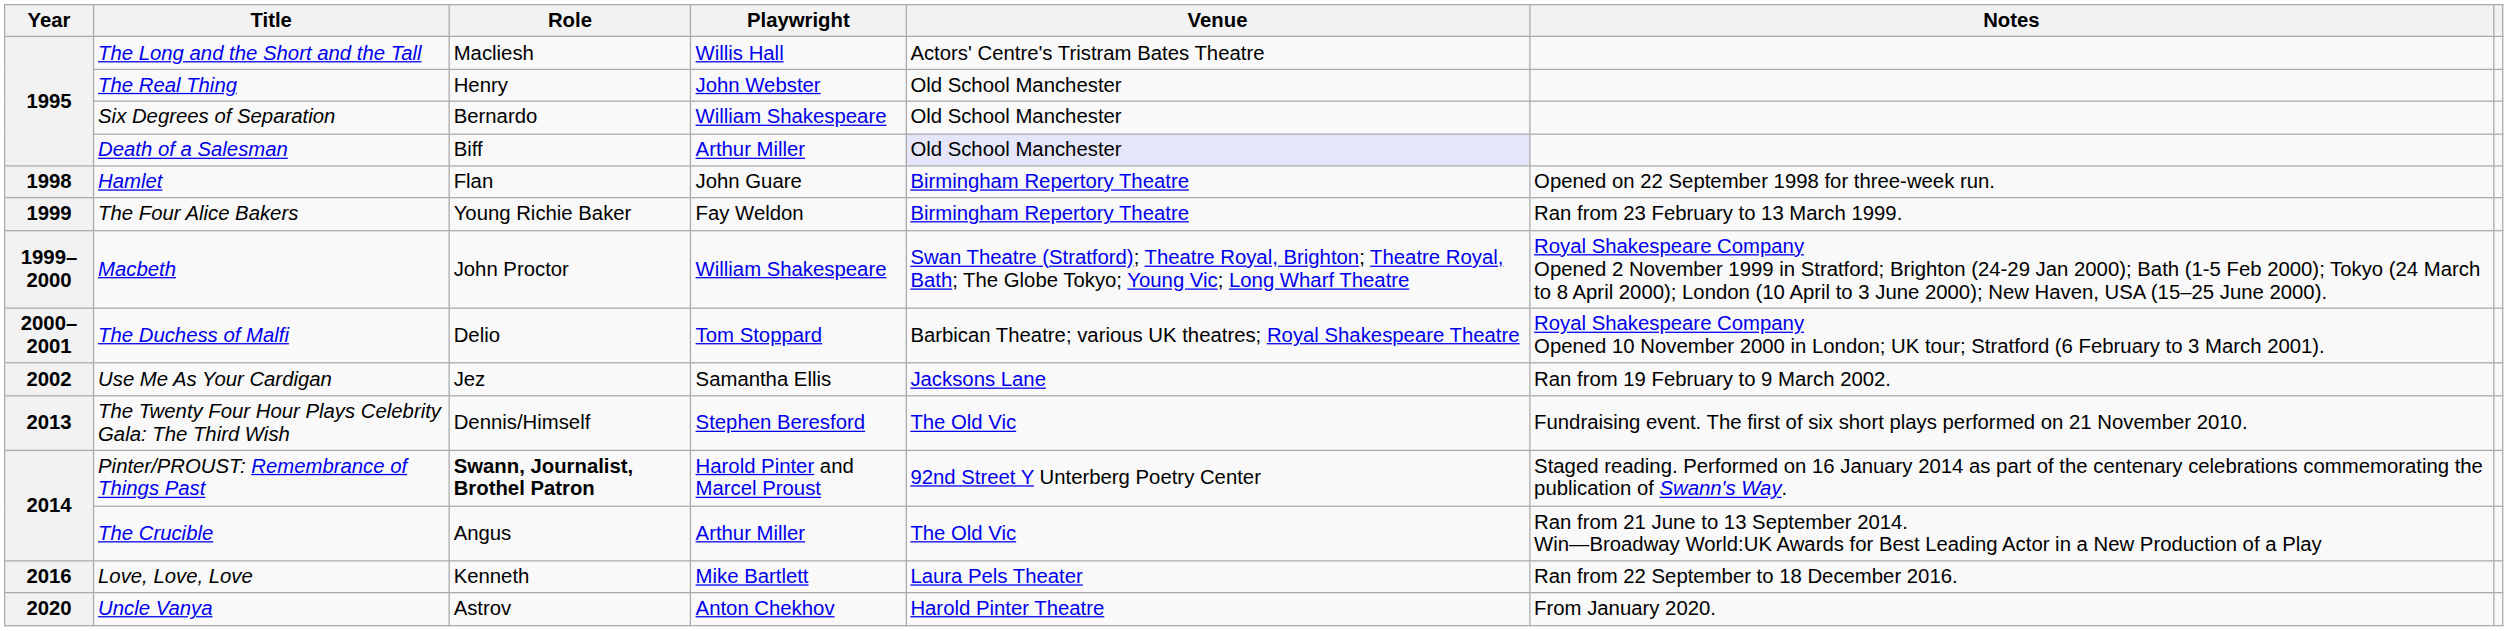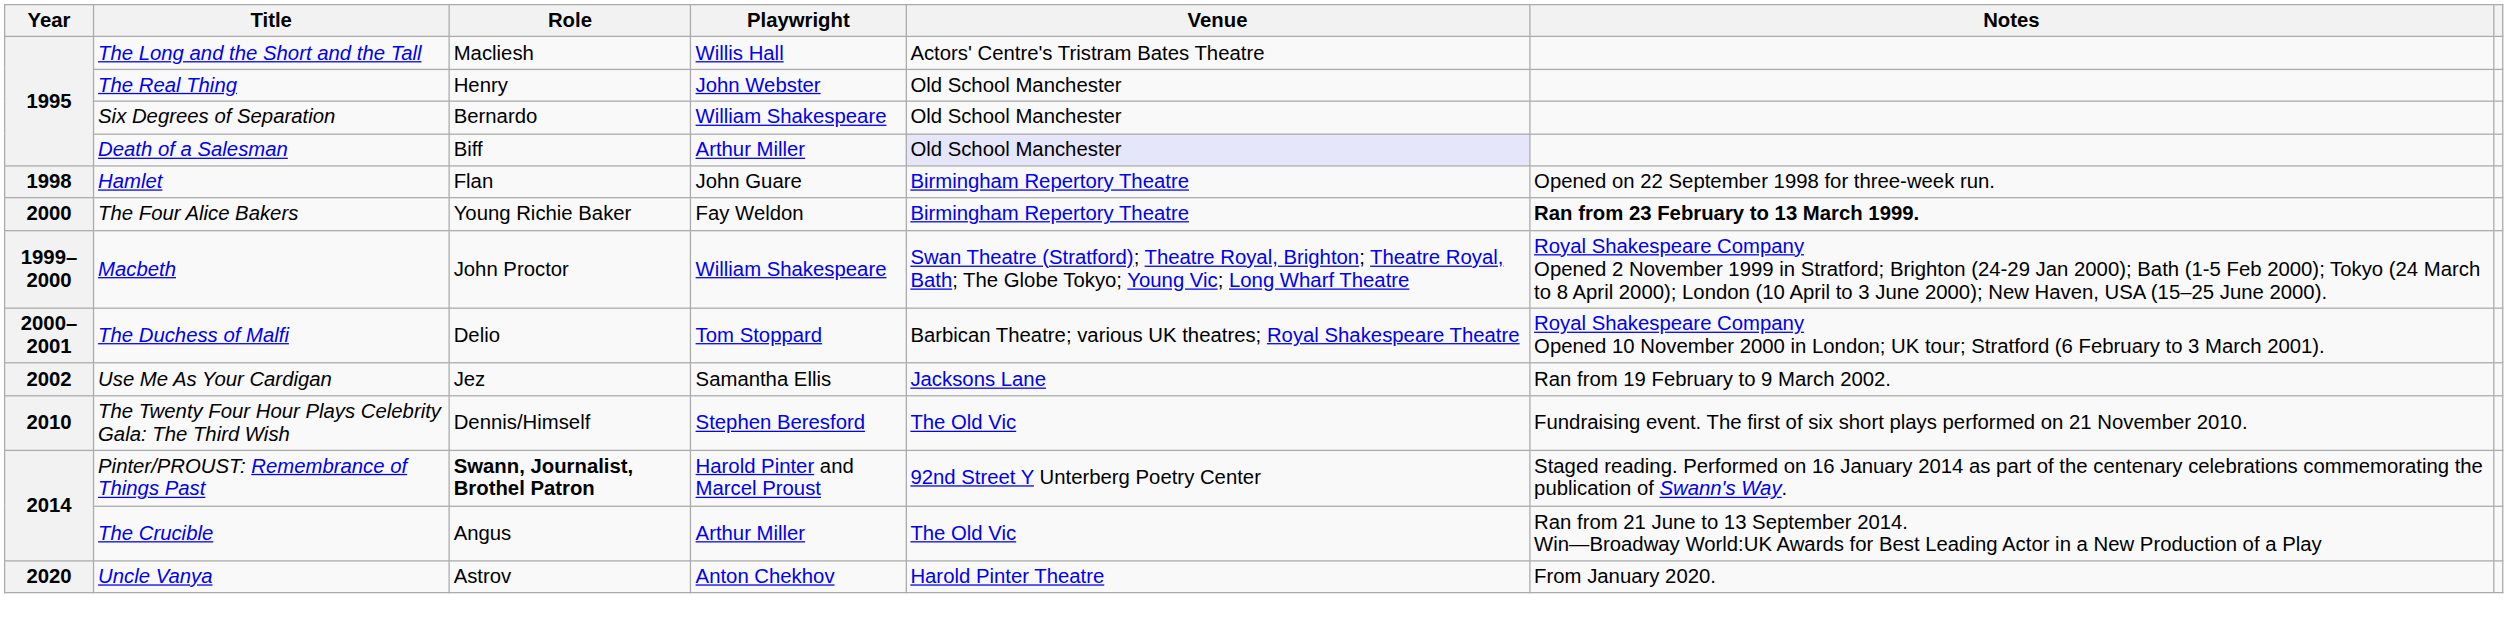(49, 213) 1999 -> (49, 213) 2000
(1718, 213) normal -> (1727, 213) bold
(49, 422) 2013 -> (49, 422) 2010
- row: (175, 576)
